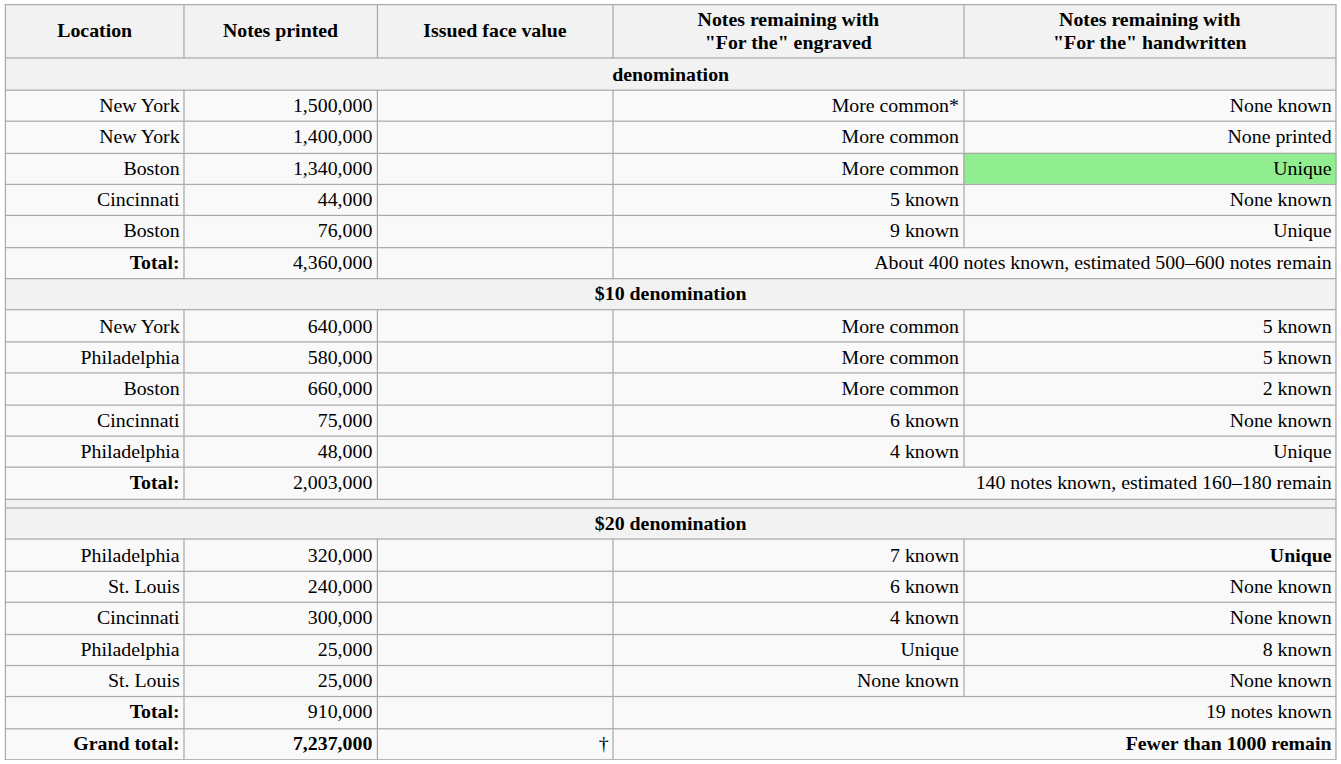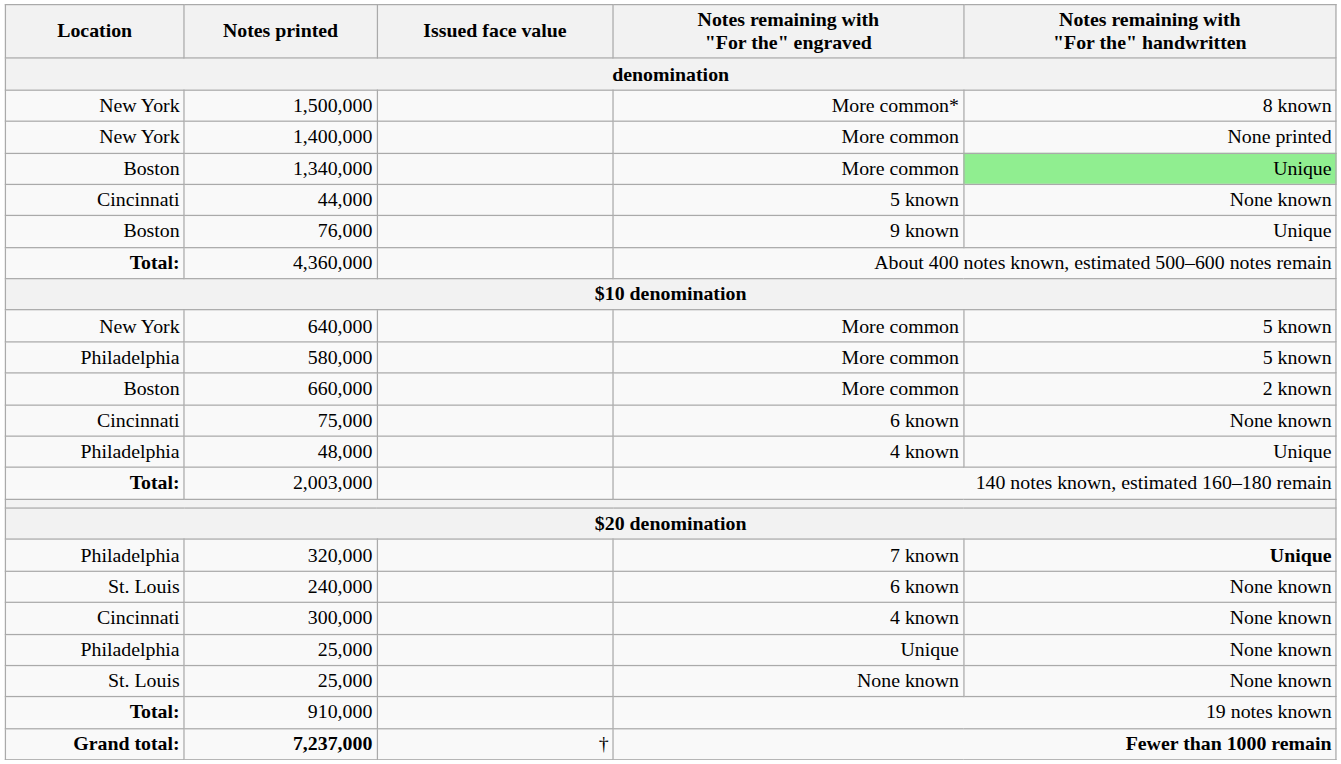(1281, 105) None known -> (1297, 105) 8 known
(1297, 649) 8 known -> (1281, 649) None known
